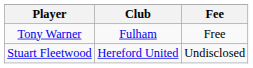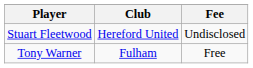rows swapped: (49, 53) <-> (49, 33)
